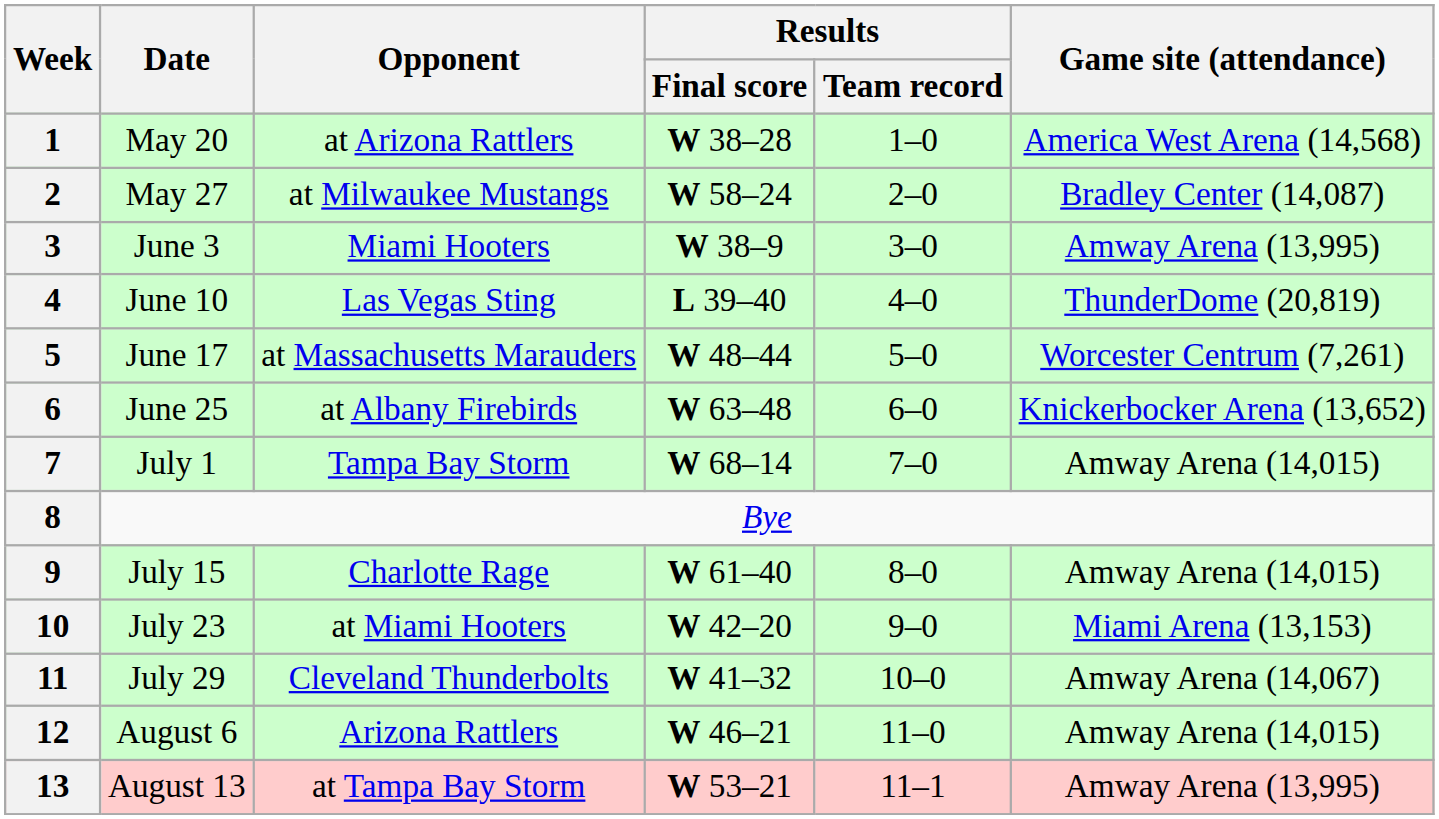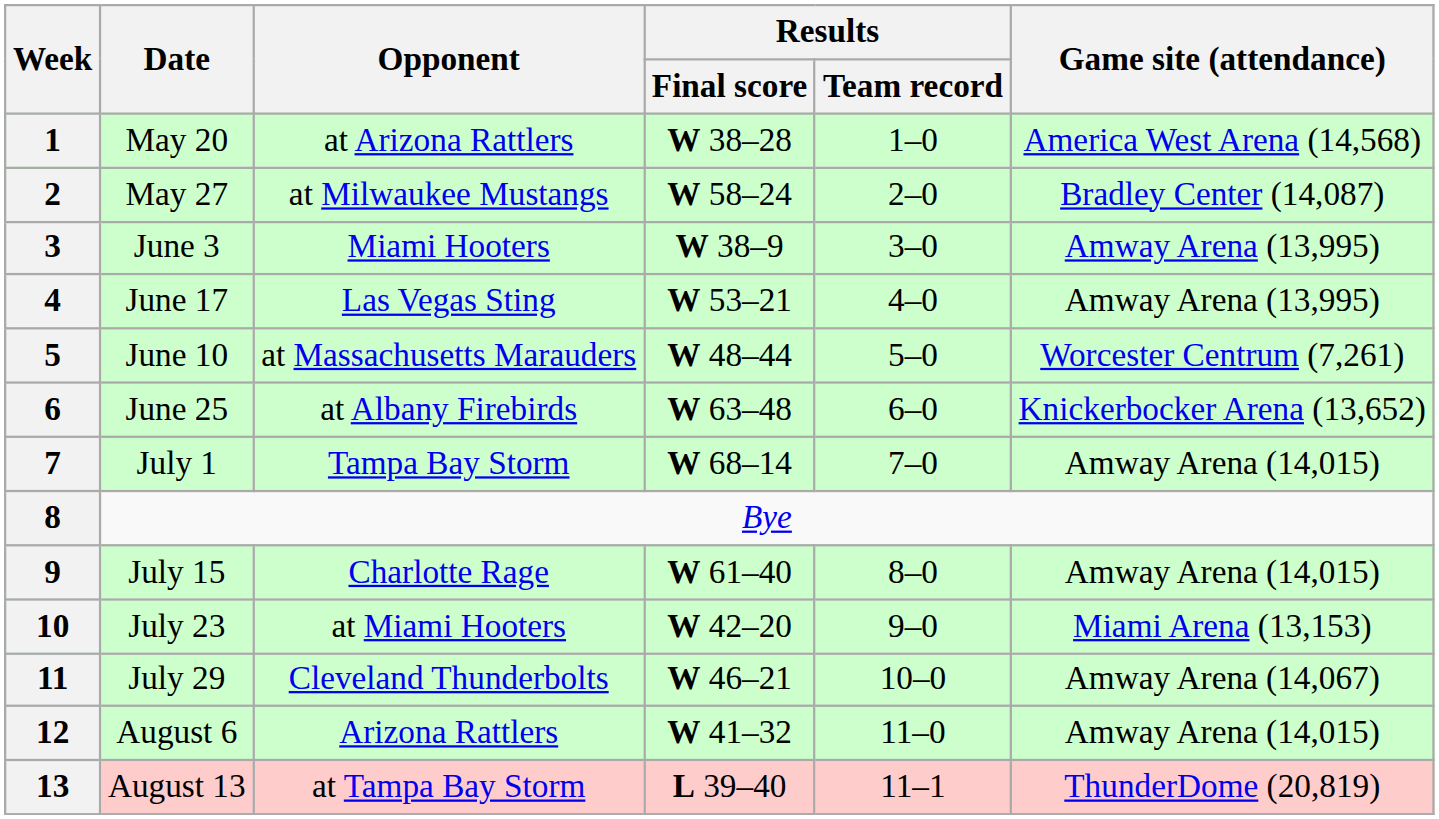(177, 300) June 10 -> (177, 300) June 17
(730, 300) L 39–40 -> (730, 300) W 53–21
(1222, 300) ThunderDome (20,819) -> (1222, 300) Amway Arena (13,995)
(177, 354) June 17 -> (177, 354) June 10
(730, 678) W 41–32 -> (730, 678) W 46–21
(730, 732) W 46–21 -> (730, 732) W 41–32
(730, 786) W 53–21 -> (730, 786) L 39–40
(1222, 786) Amway Arena (13,995) -> (1222, 786) ThunderDome (20,819)
